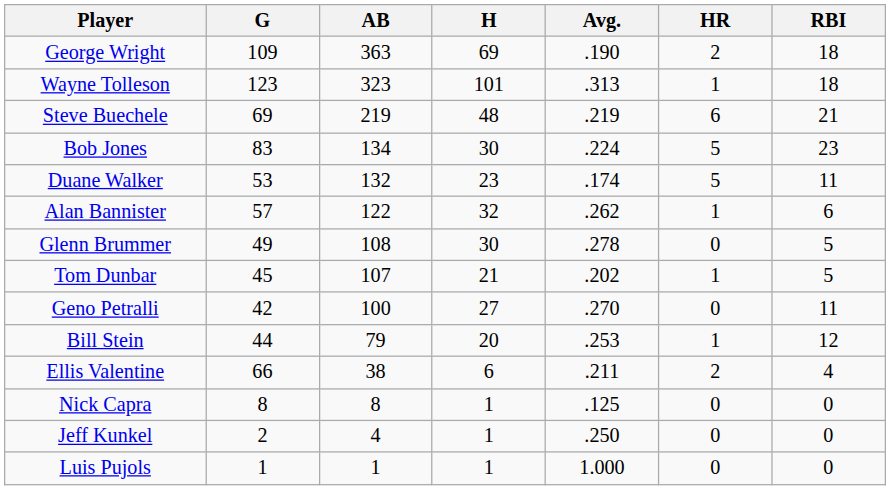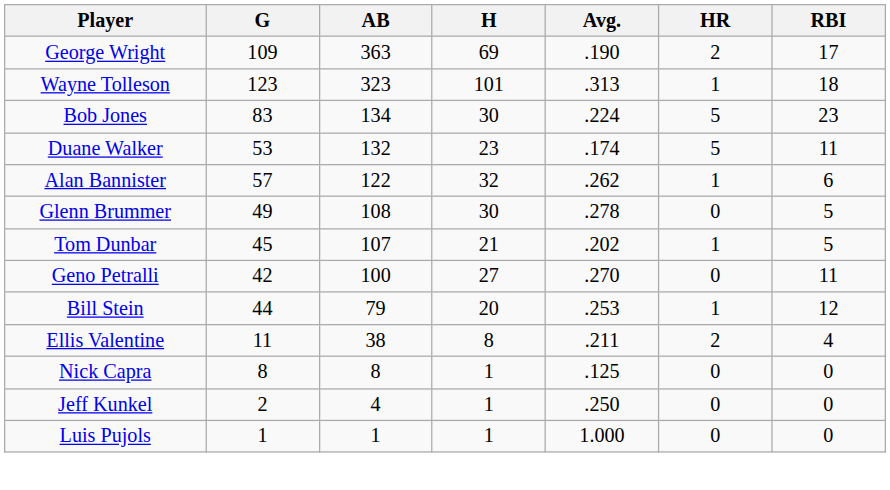(828, 52) 18 -> (828, 52) 17
- row: (105, 116)
(262, 372) 66 -> (262, 340) 11
(489, 372) 6 -> (489, 340) 8
